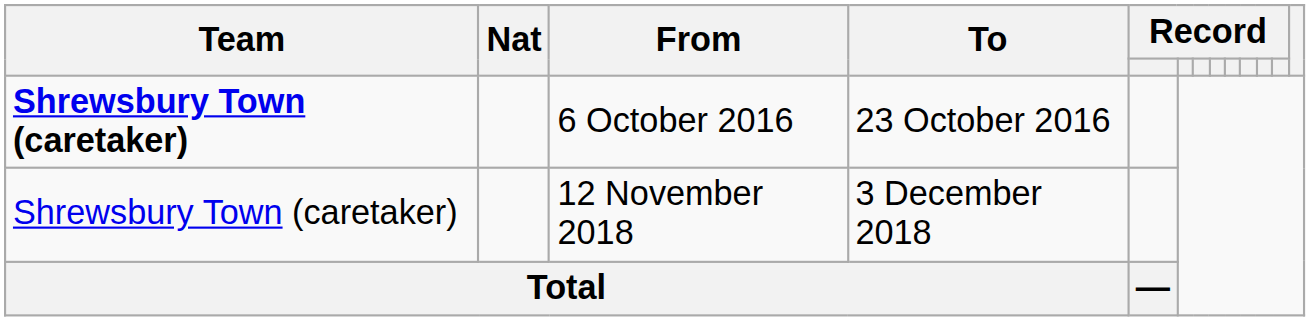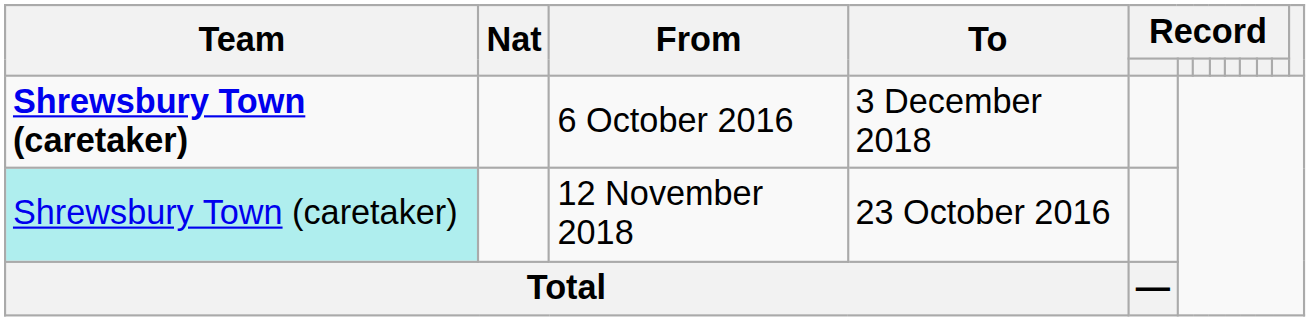(983, 120) 23 October 2016 -> (949, 120) 3 December 2018
(235, 213) no background -> (235, 213) paleturquoise background
(949, 213) 3 December 2018 -> (983, 213) 23 October 2016
